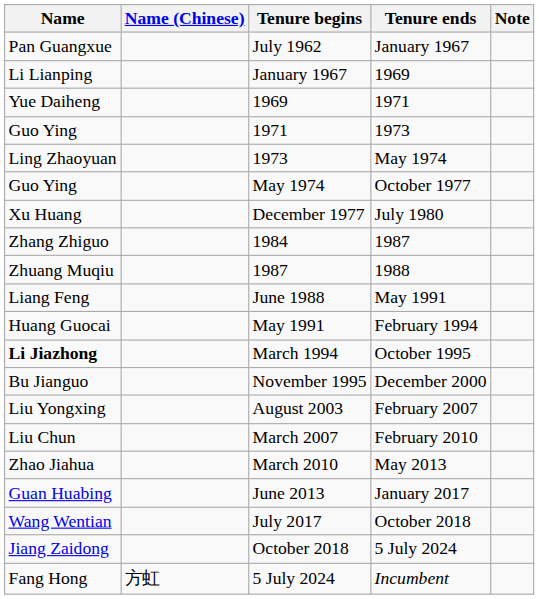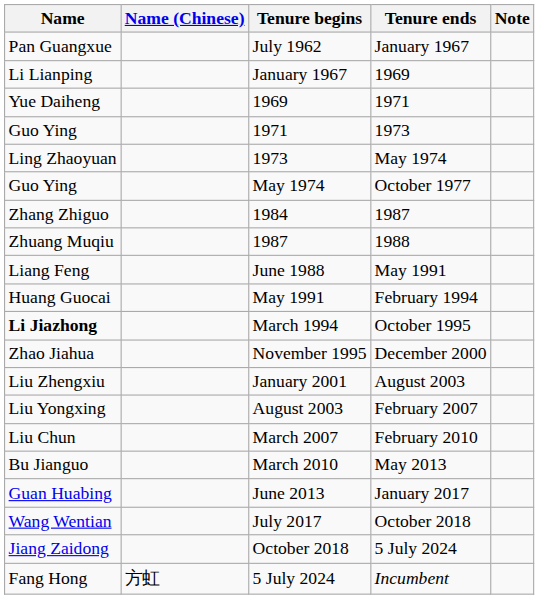- row: (309, 213)
(48, 381) Bu Jianguo -> (51, 353) Zhao Jiahua
+ row: (300, 381)
(51, 465) Zhao Jiahua -> (48, 465) Bu Jianguo
